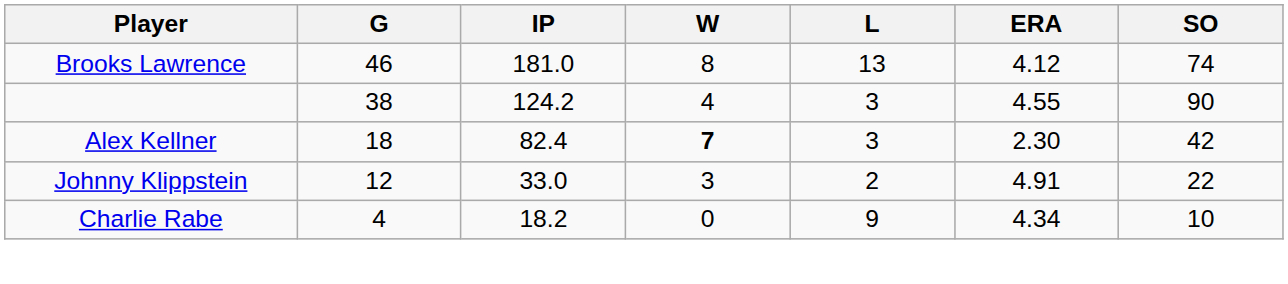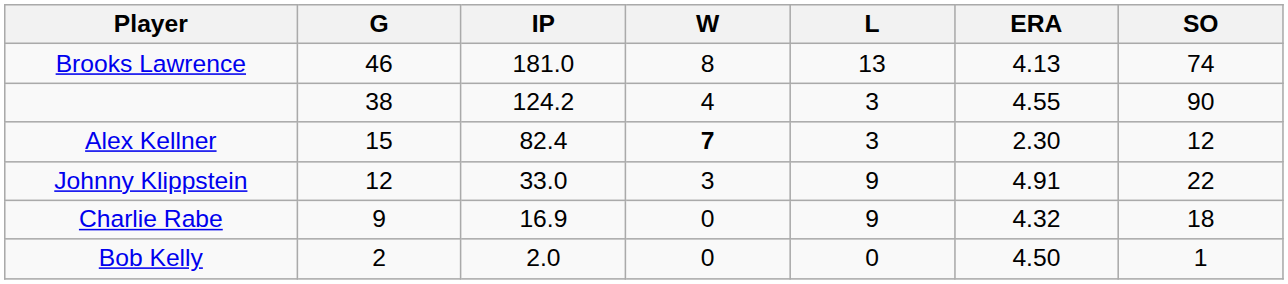(1036, 63) 4.12 -> (1036, 63) 4.13
(379, 141) 18 -> (379, 141) 15
(1201, 141) 42 -> (1201, 141) 12
(872, 180) 2 -> (872, 180) 9
(379, 219) 4 -> (379, 219) 9
(543, 219) 18.2 -> (543, 219) 16.9
(1036, 219) 4.34 -> (1036, 219) 4.32
(1201, 219) 10 -> (1201, 219) 18
+ row: (151, 258)
